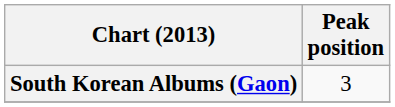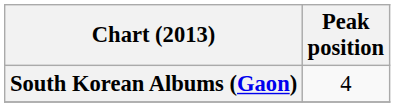(346, 83) 3 -> (346, 83) 4
